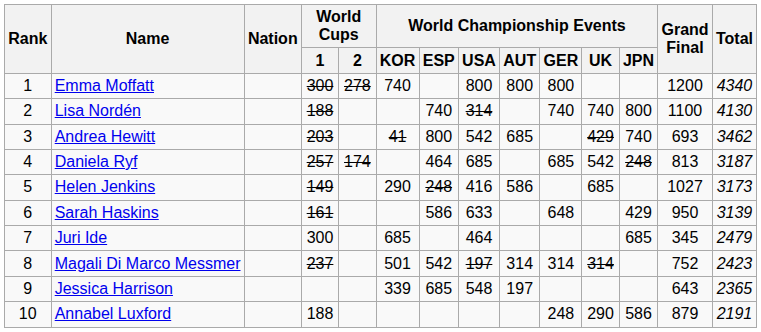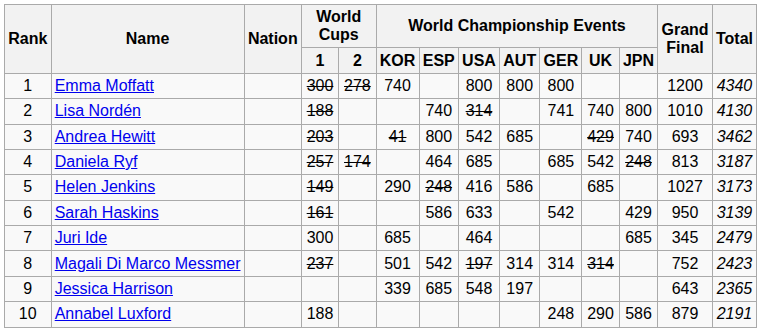(561, 111) 740 -> (561, 111) 741
(685, 111) 1100 -> (685, 111) 1010
(561, 212) 648 -> (561, 212) 542
